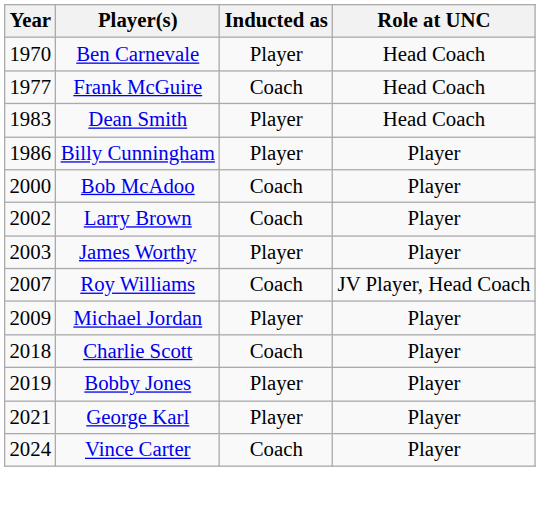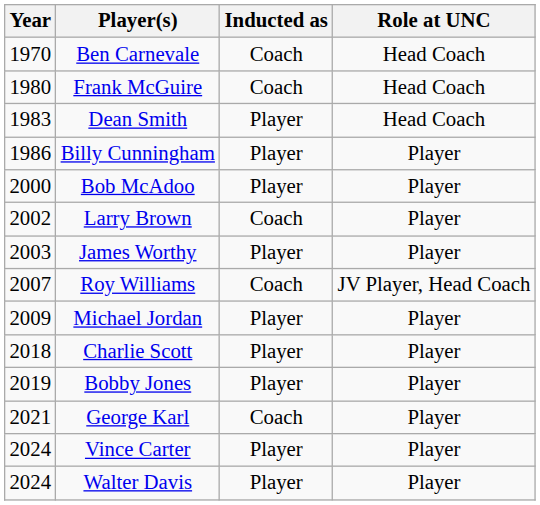(276, 53) Player -> (276, 53) Coach
(30, 86) 1977 -> (30, 86) 1980
(276, 185) Coach -> (276, 185) Player
(276, 350) Coach -> (276, 350) Player
(276, 416) Player -> (276, 416) Coach
(276, 449) Coach -> (276, 449) Player
+ row: (138, 482)
